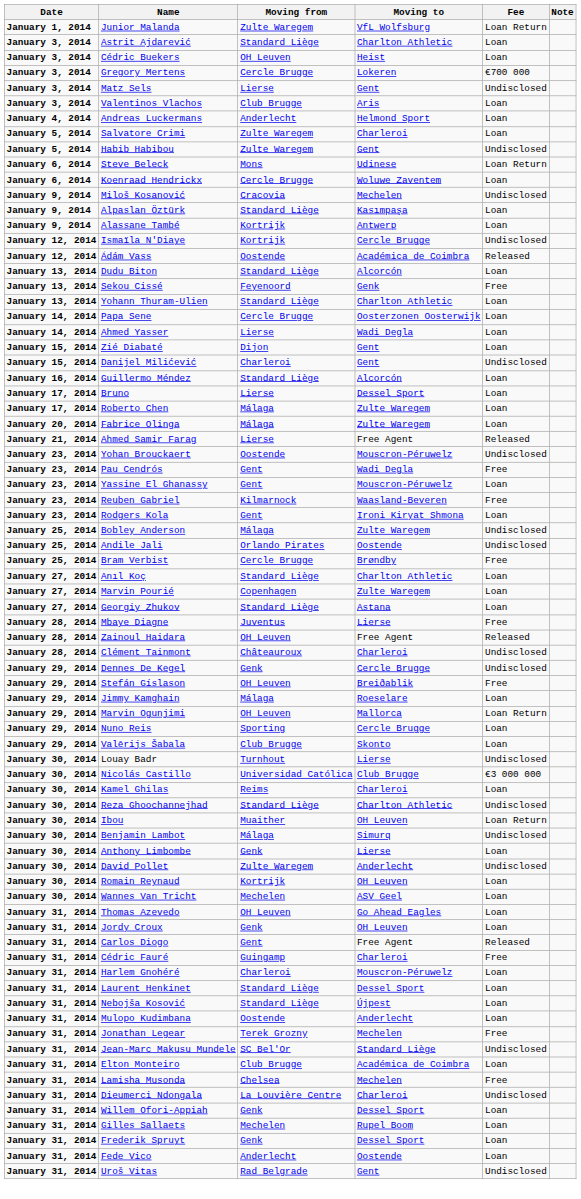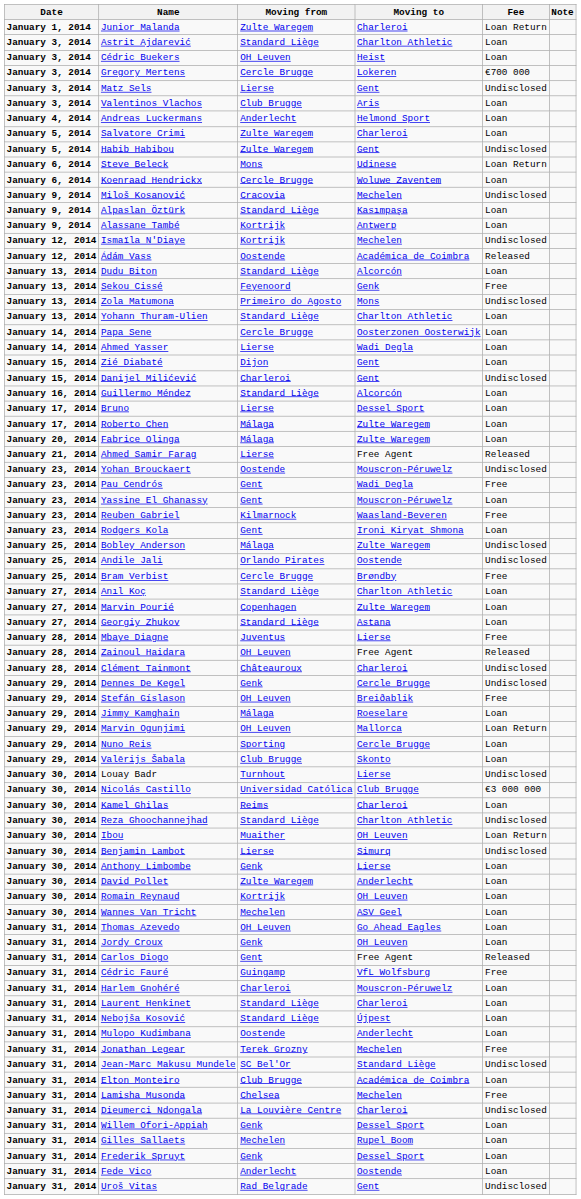(393, 27) VfL Wolfsburg -> (382, 27) Charleroi
(393, 241) Cercle Brugge -> (379, 241) Mechelen
+ row: (137, 302)
(257, 836) Málaga -> (257, 851) Lierse
(516, 866) Undisclosed -> (496, 882) Loan
(382, 958) Charleroi -> (393, 973) VfL Wolfsburg
(391, 988) Dessel Sport -> (382, 1004) Charleroi
